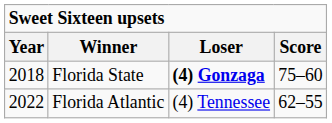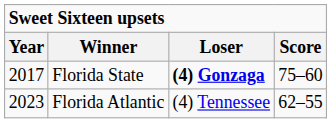(26, 74) 2018 -> (26, 74) 2017
(26, 103) 2022 -> (26, 103) 2023
